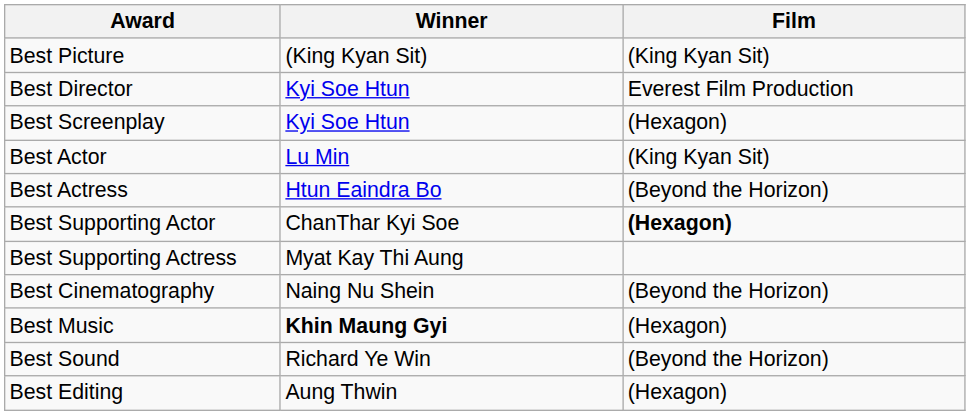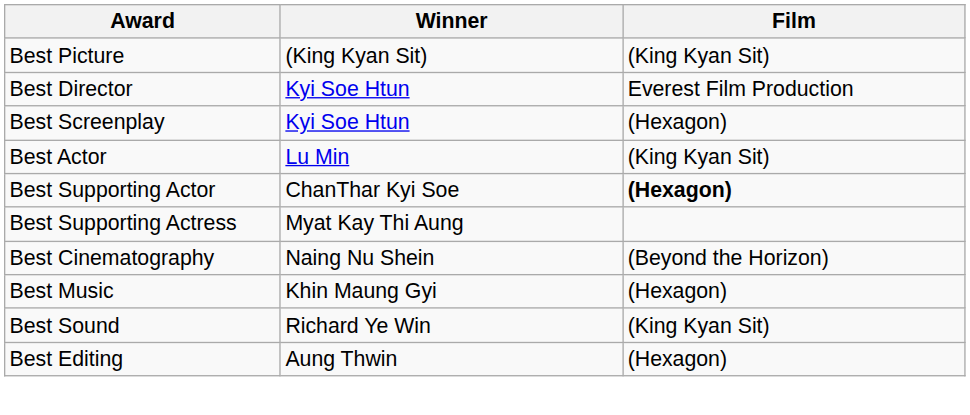- row: (69, 190)
(366, 325) bold -> (361, 291) normal
(728, 358) (Beyond the Horizon) -> (699, 325) (King Kyan Sit)
